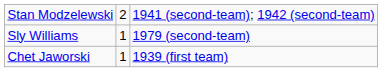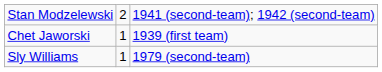rows swapped: (49, 56) <-> (43, 35)
